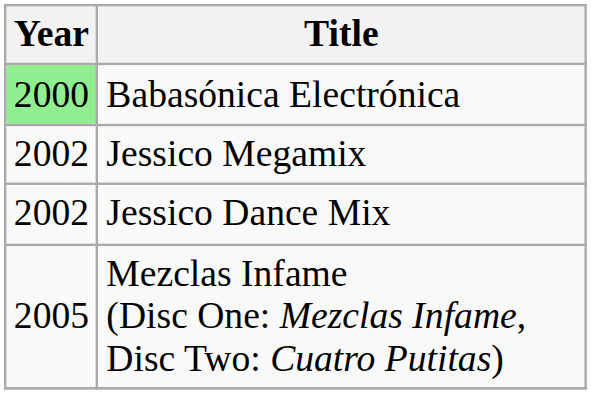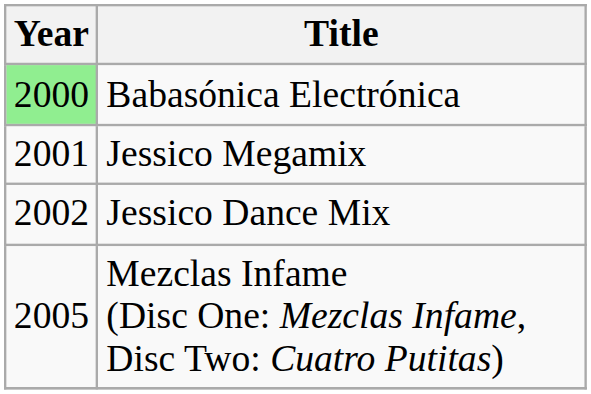(51, 153) 2002 -> (51, 153) 2001
